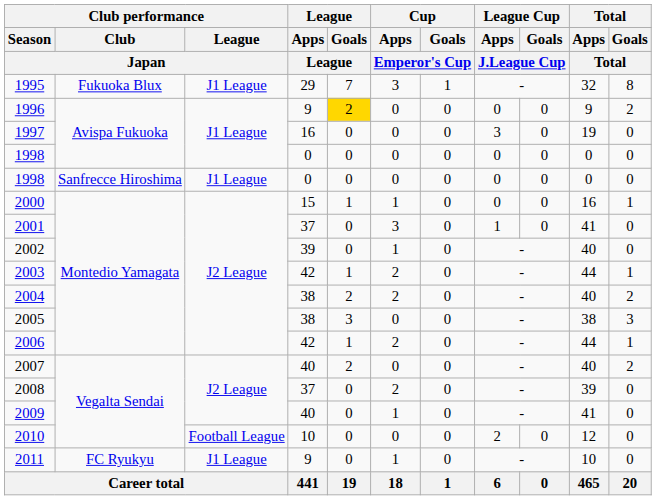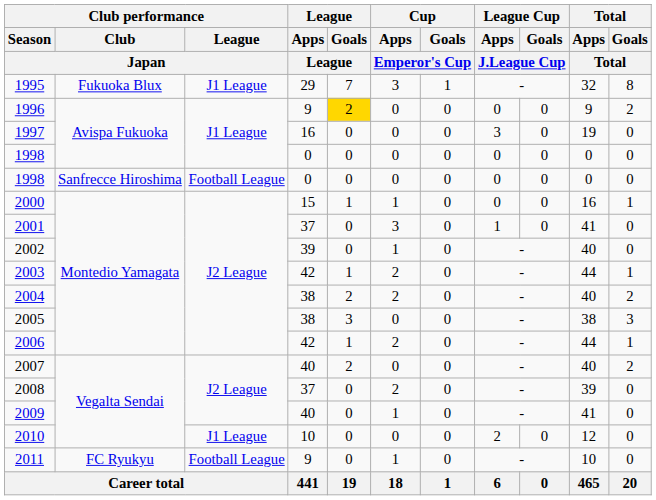(237, 179) J1 League -> (237, 179) Football League
(237, 436) Football League -> (237, 436) J1 League
(237, 459) J1 League -> (237, 459) Football League
